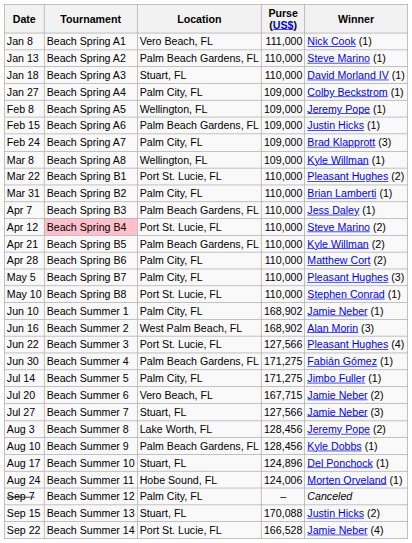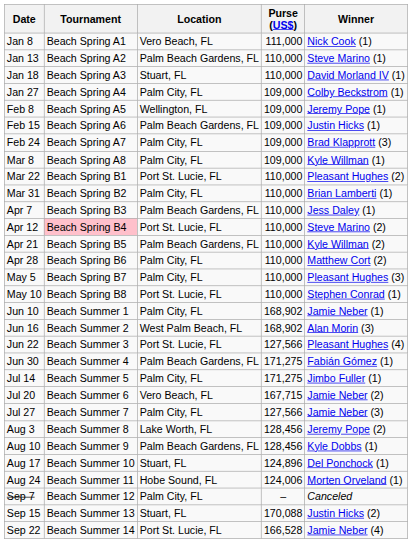(174, 160) Wellington, FL -> (171, 160) Palm City, FL
(163, 412) Stuart, FL -> (171, 412) Palm City, FL
